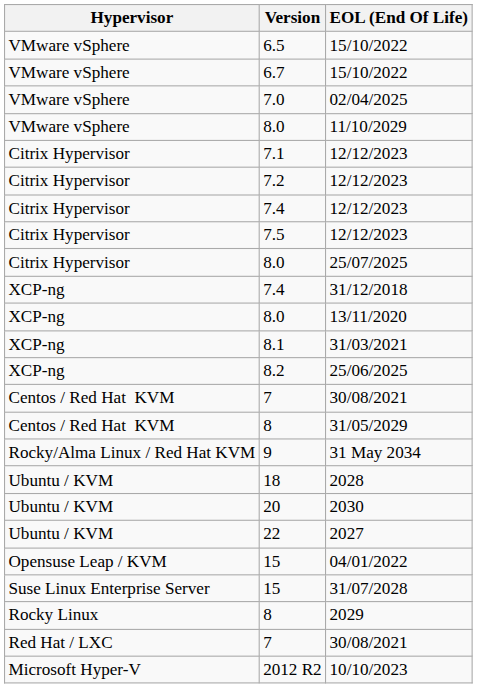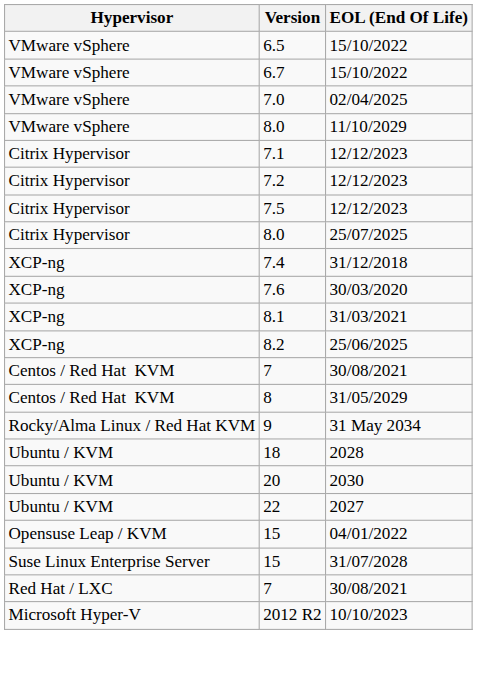- row: (274, 208)
+ row: (274, 289)
- row: (274, 316)
- row: (267, 615)
